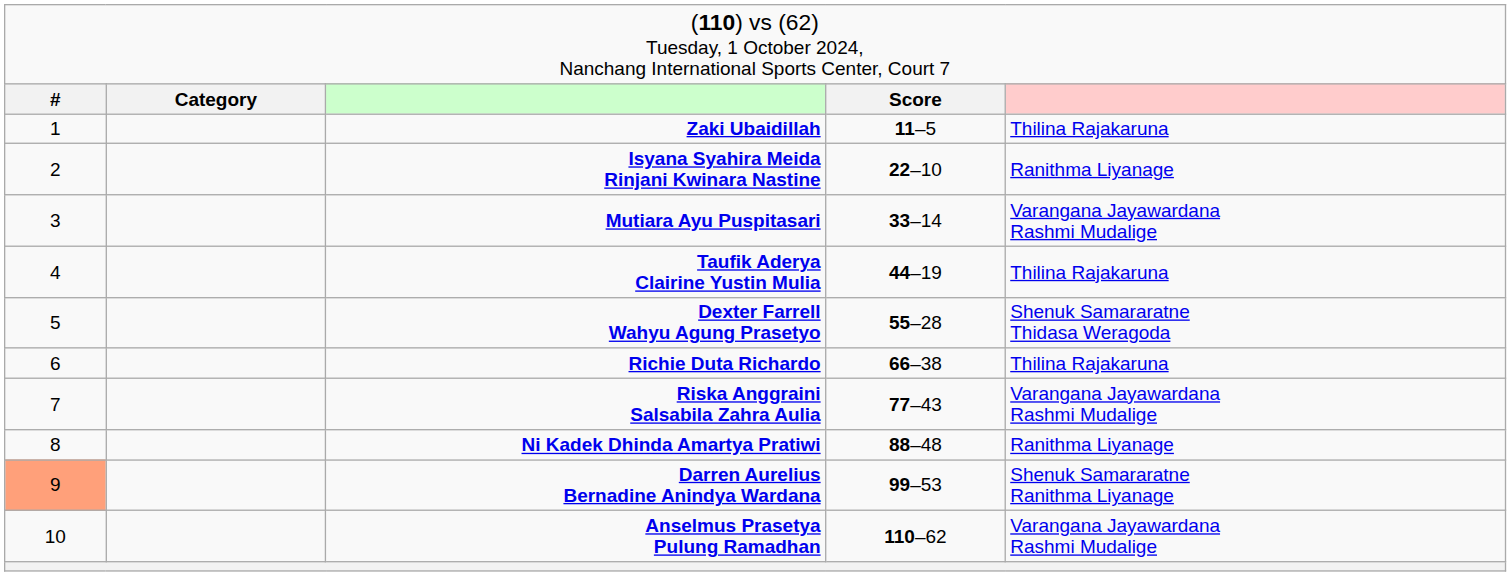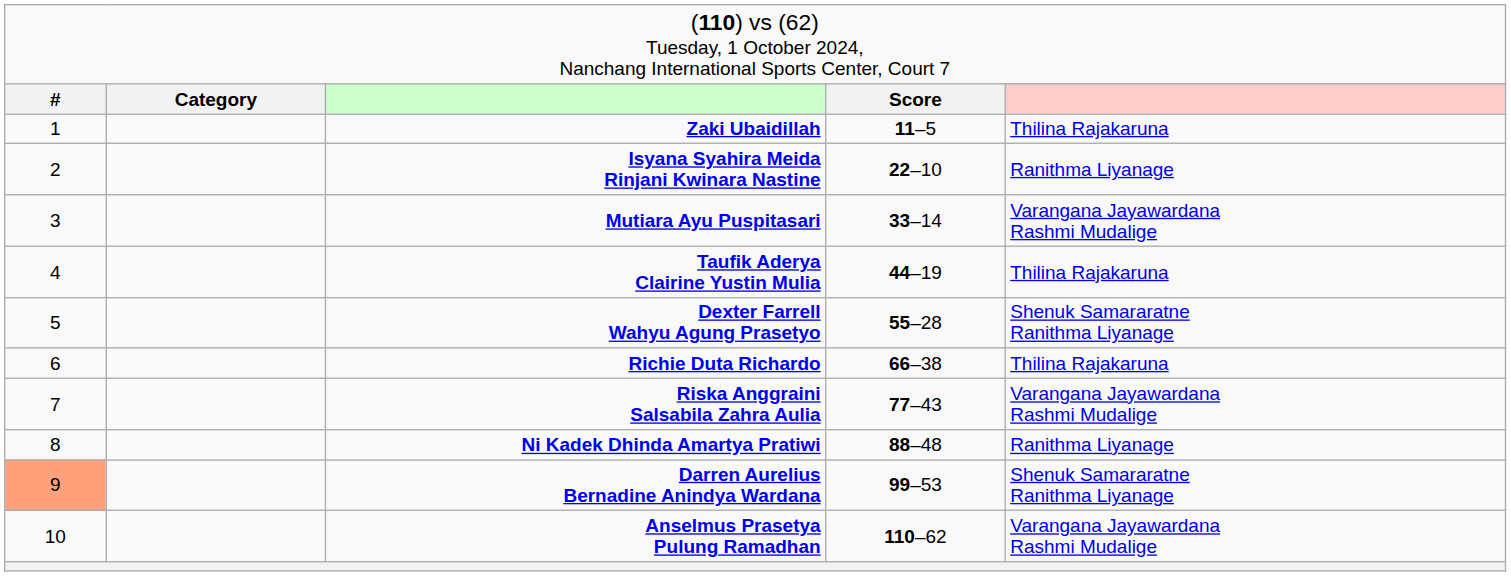(1100, 323) Shenuk Samararatne Thidasa Weragoda -> (1100, 323) Shenuk Samararatne Ranithma Liyanage
